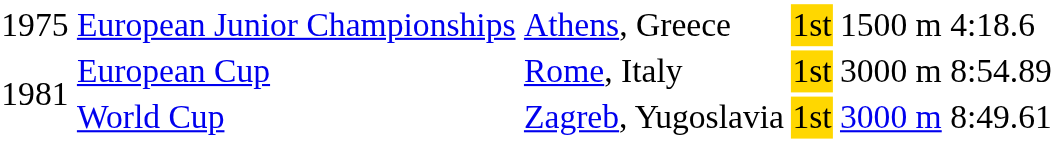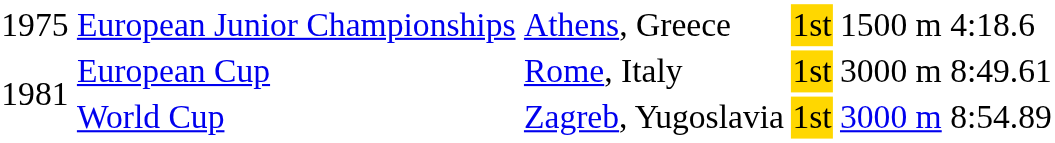(1001, 70) 8:54.89 -> (1001, 70) 8:49.61
(1001, 117) 8:49.61 -> (1001, 117) 8:54.89
